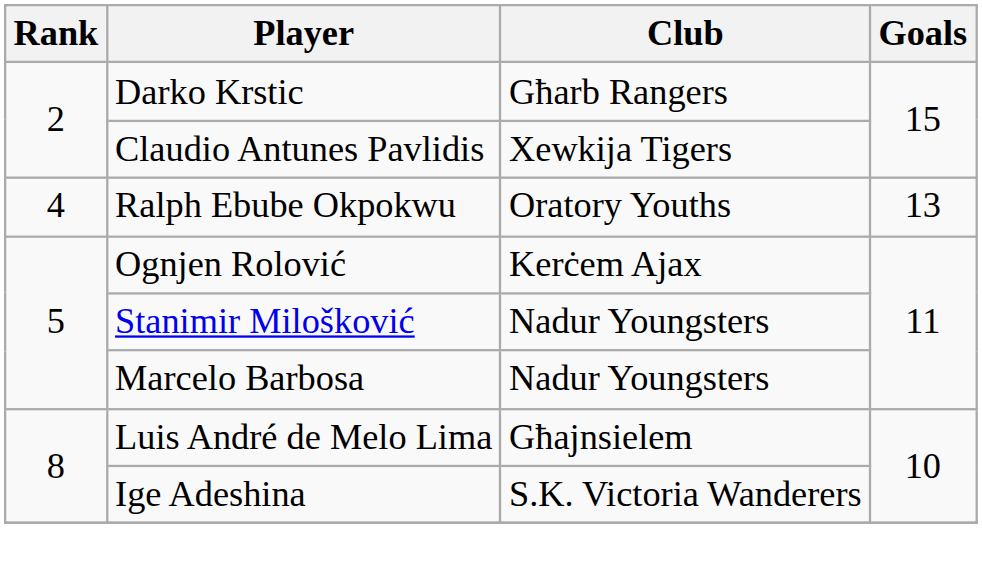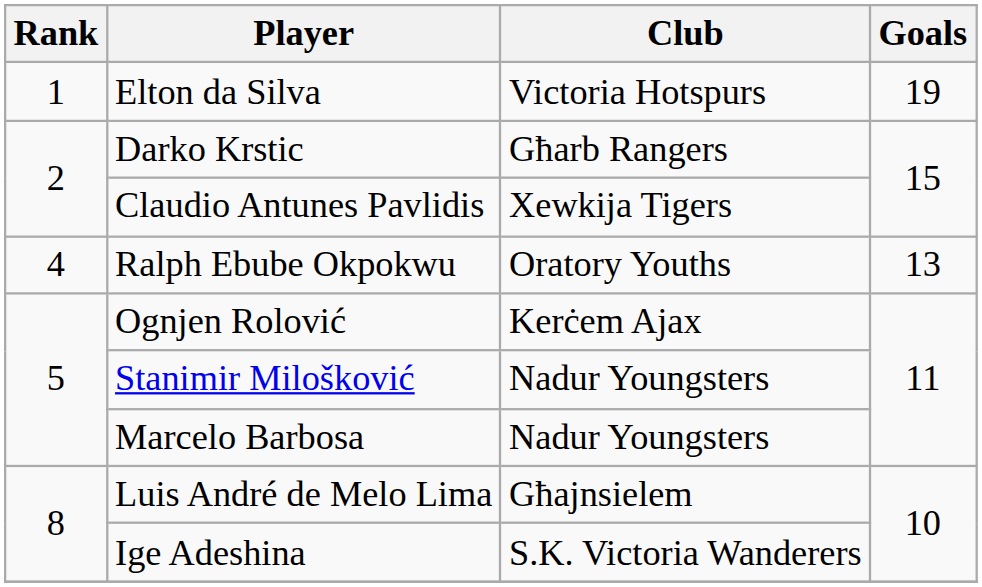+ row: (218, 90)
